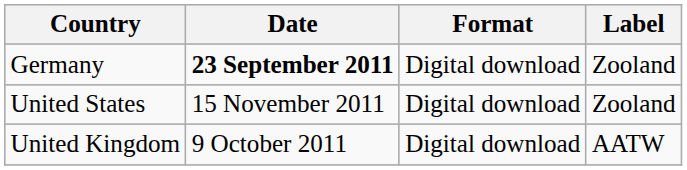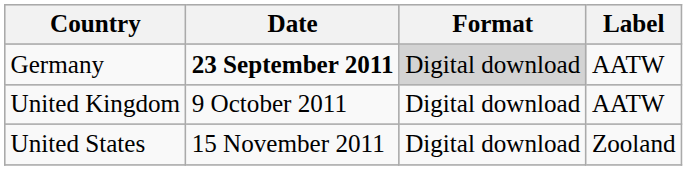(493, 64) no background -> (493, 64) lightgrey background
(634, 64) Zooland -> (628, 64) AATW
rows swapped: (95, 143) <-> (78, 104)
